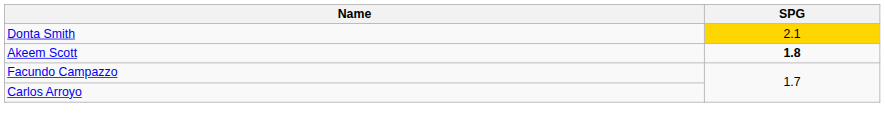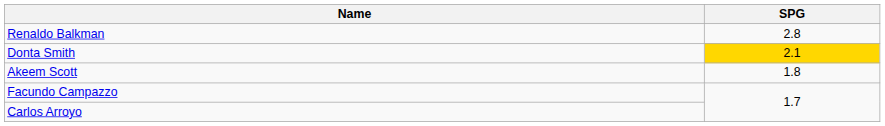+ row: (56, 33)
(792, 53) bold -> (792, 72) normal
